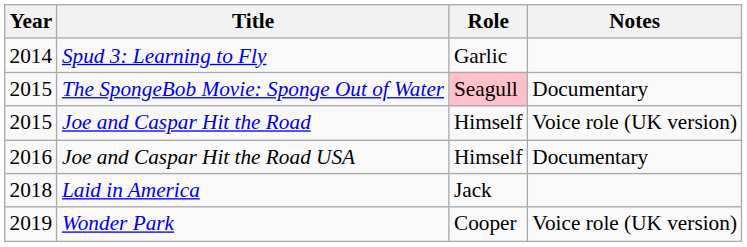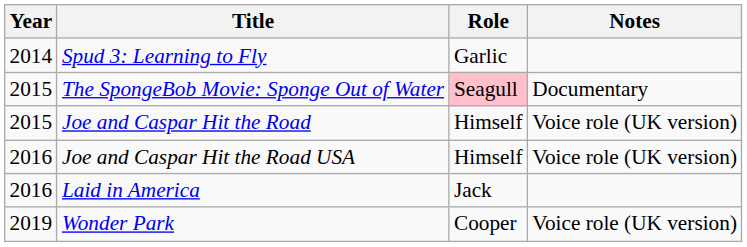(590, 156) Documentary -> (635, 156) Voice role (UK version)
(31, 190) 2018 -> (31, 190) 2016
